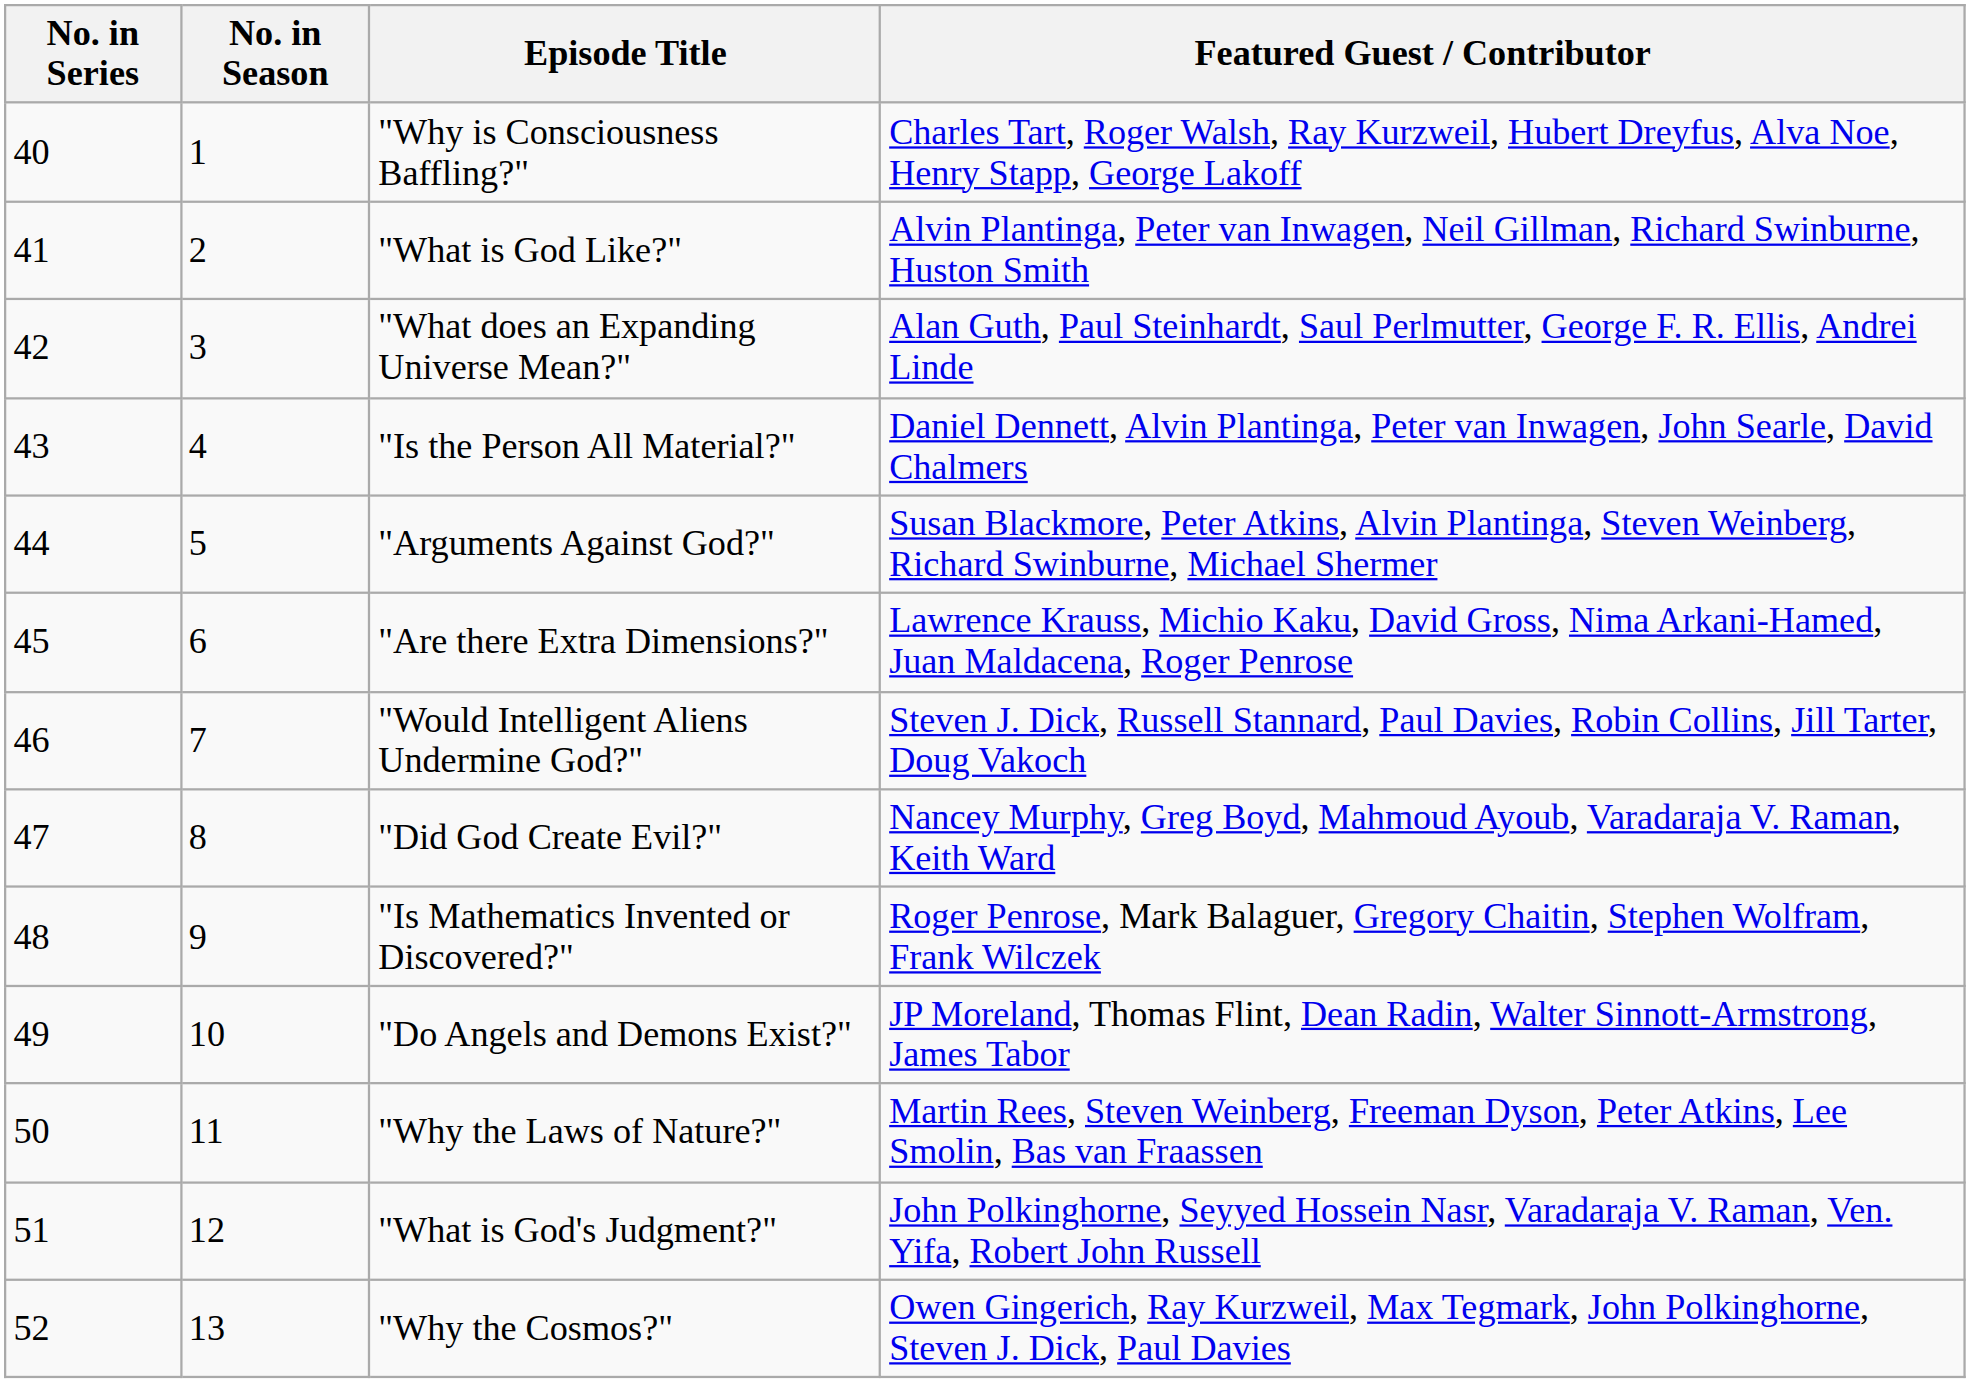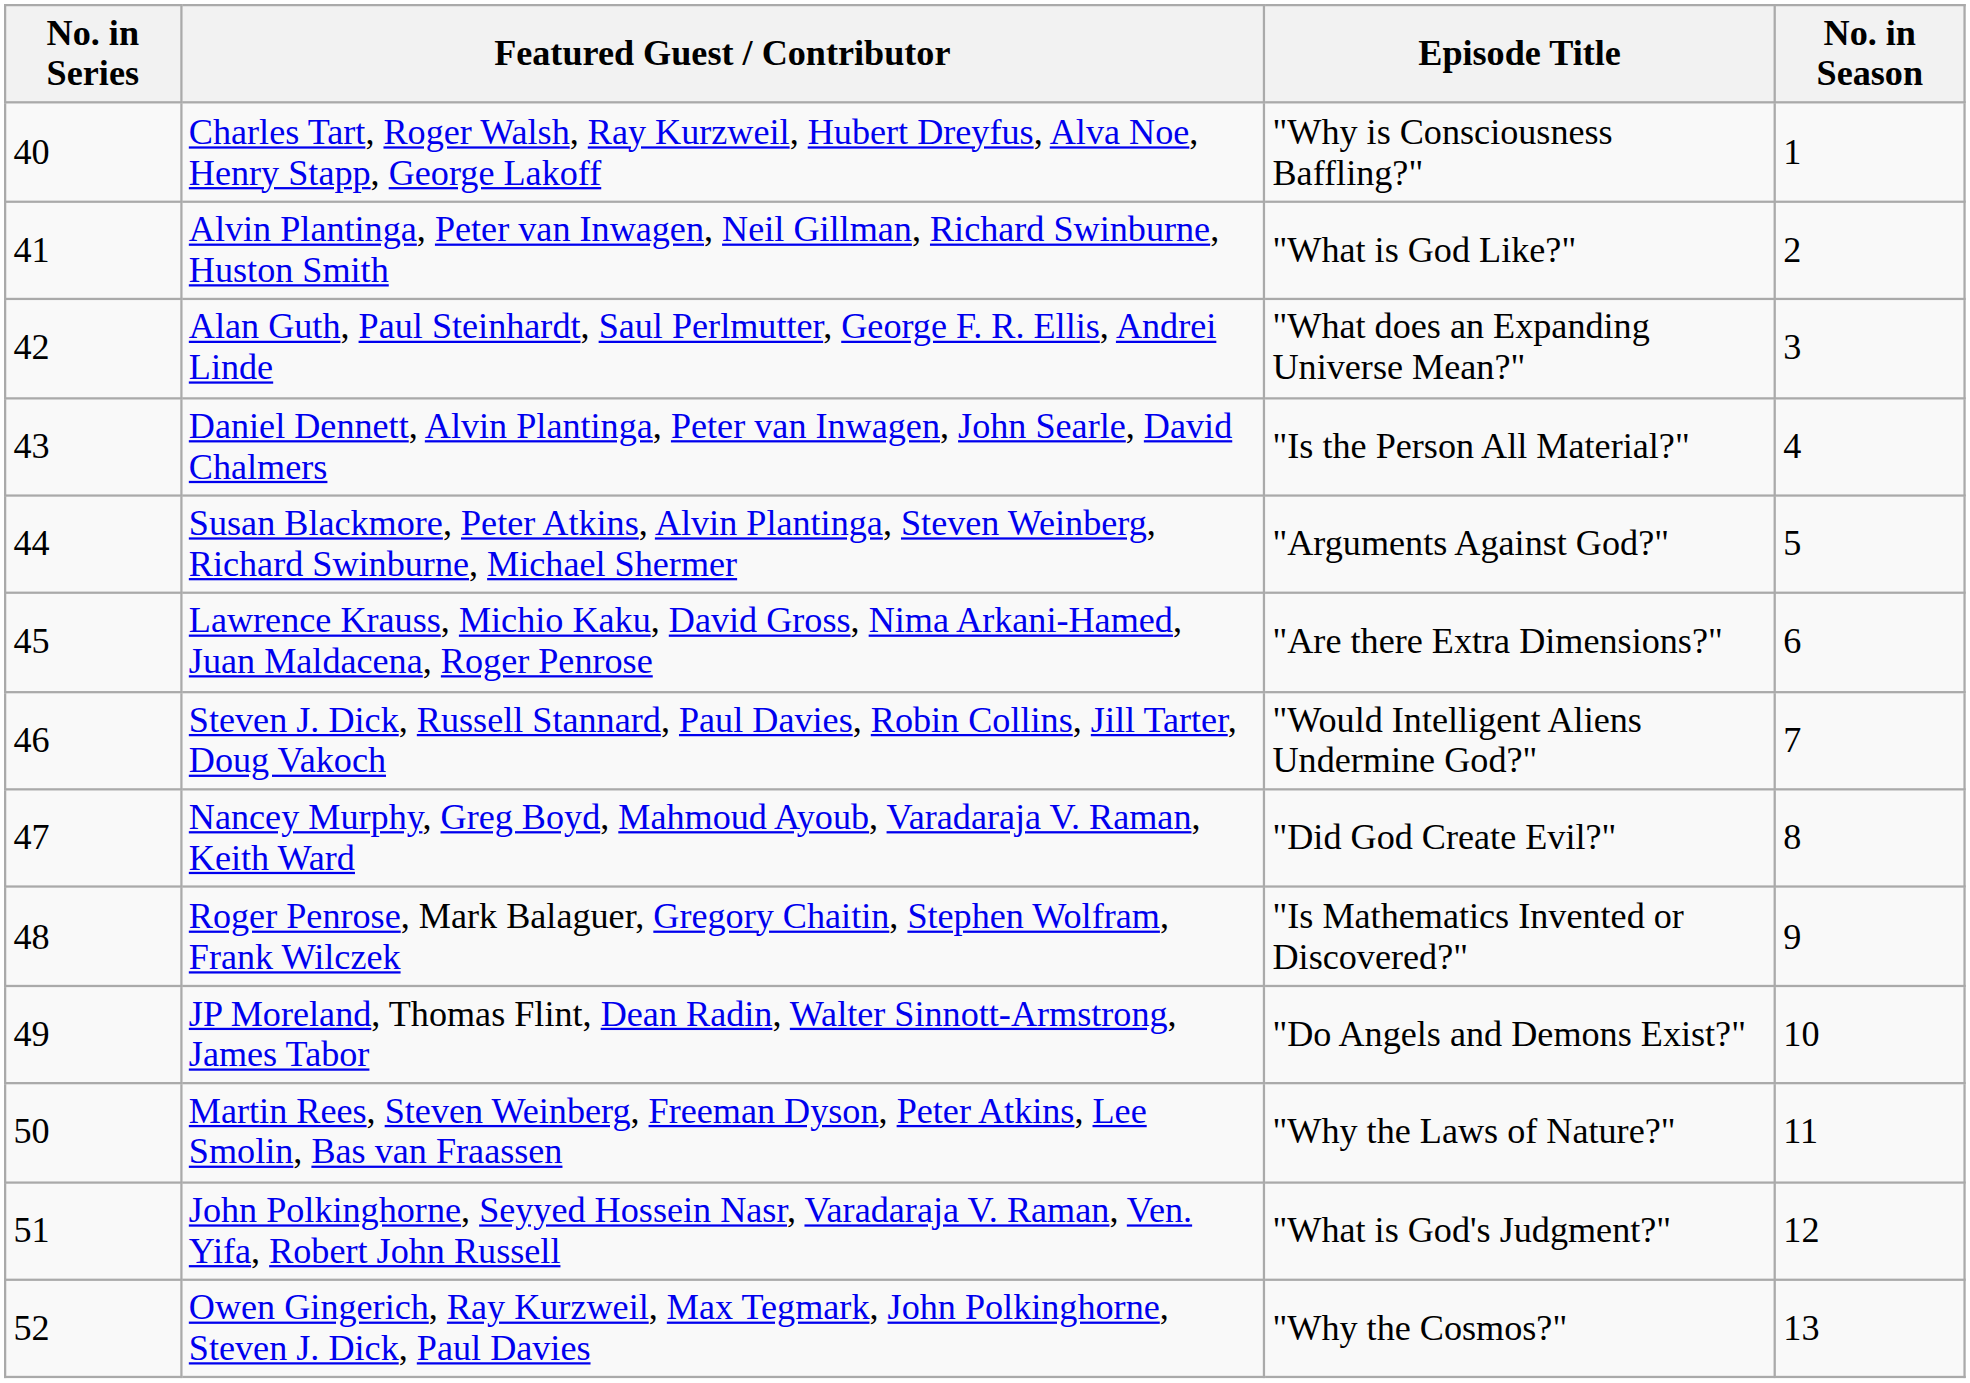columns swapped: (275, 53) <-> (1423, 53)
